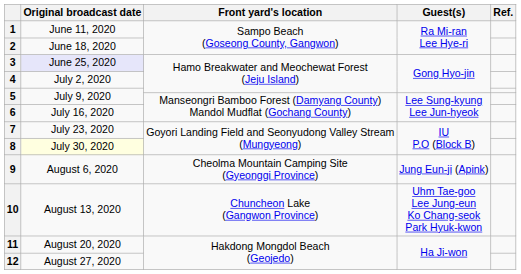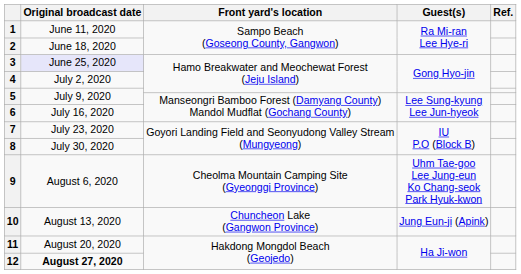(82, 146) lightyellow background -> (82, 146) no background
(444, 169) Jung Eun-ji (Apink) -> (444, 181) Uhm Tae-goo Lee Jung-eun Ko Chang-seok Park Hyuk-kwon
(444, 210) Uhm Tae-goo Lee Jung-eun Ko Chang-seok Park Hyuk-kwon -> (444, 221) Jung Eun-ji (Apink)
(82, 261) normal -> (82, 261) bold
